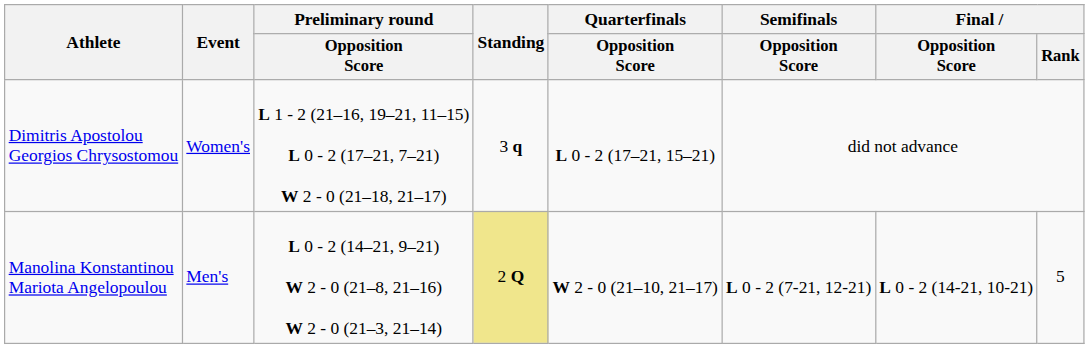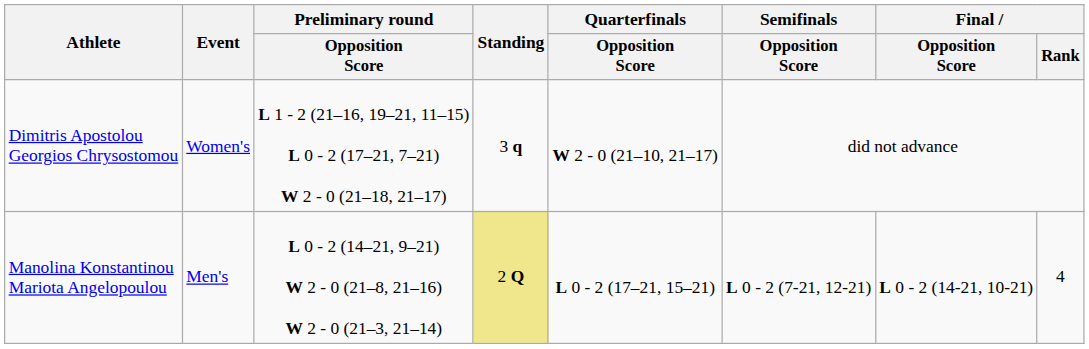(635, 156) L 0 - 2 (17–21, 15–21) -> (635, 156) W 2 - 0 (21–10, 21–17)
(635, 287) W 2 - 0 (21–10, 21–17) -> (635, 287) L 0 - 2 (17–21, 15–21)
(1060, 277) 5 -> (1060, 277) 4
